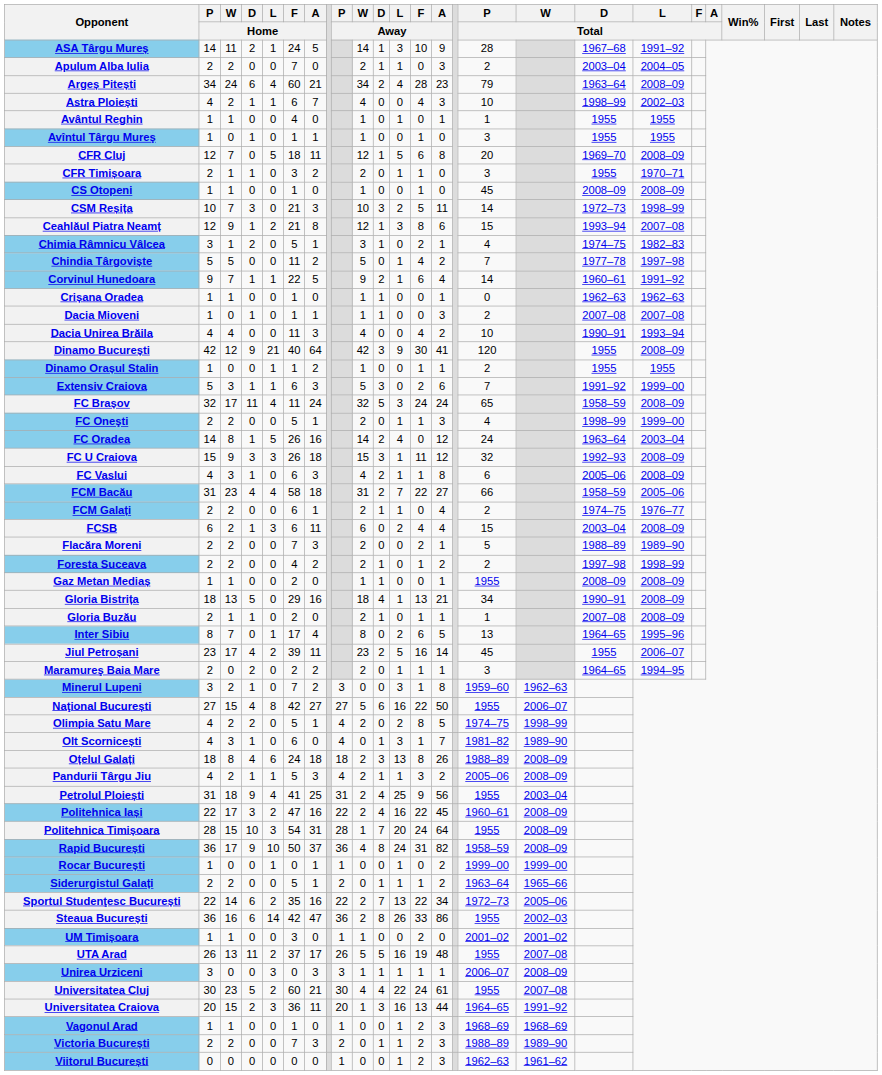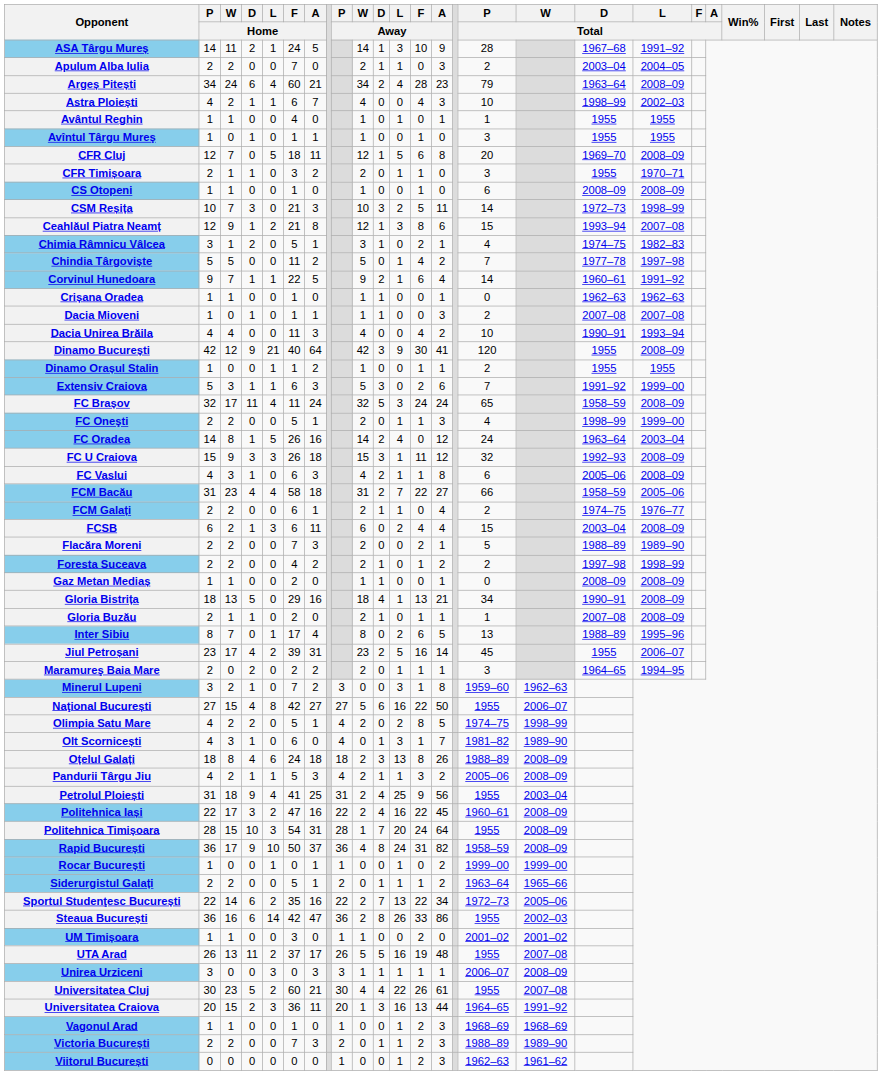(487, 191) 45 -> (487, 191) 6
(487, 581) 1955 -> (487, 581) 0
(604, 635) 1964–65 -> (604, 635) 1988–89
(315, 652) 11 -> (315, 652) 31
(421, 990) 24 -> (421, 990) 26
